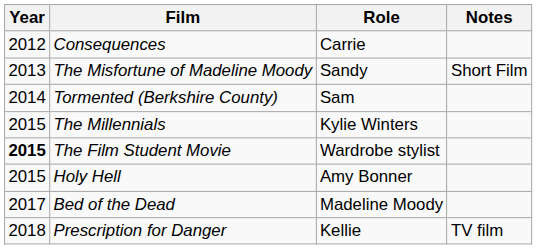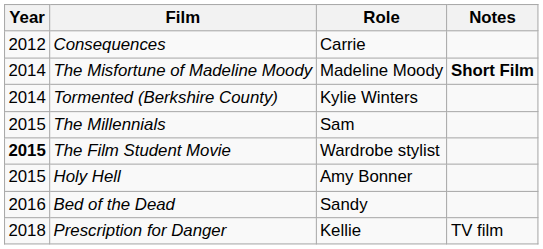(27, 71) 2013 -> (27, 71) 2014
(344, 71) Sandy -> (382, 71) Madeline Moody
(489, 71) normal -> (492, 71) bold
(337, 97) Sam -> (369, 97) Kylie Winters
(369, 124) Kylie Winters -> (337, 124) Sam
(27, 204) 2017 -> (27, 204) 2016
(382, 204) Madeline Moody -> (344, 204) Sandy
